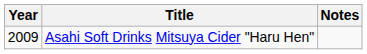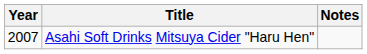(23, 37) 2009 -> (23, 37) 2007
